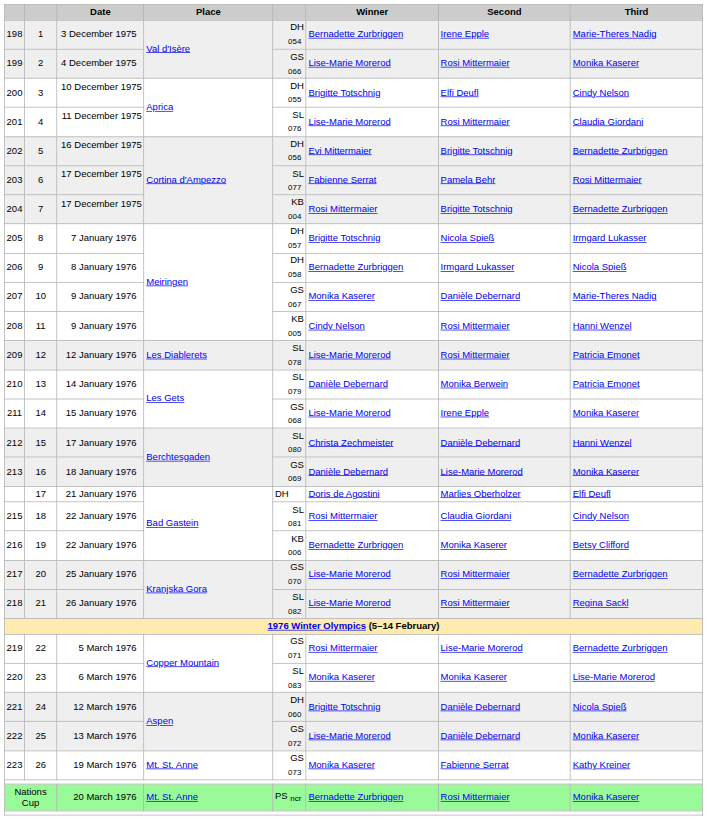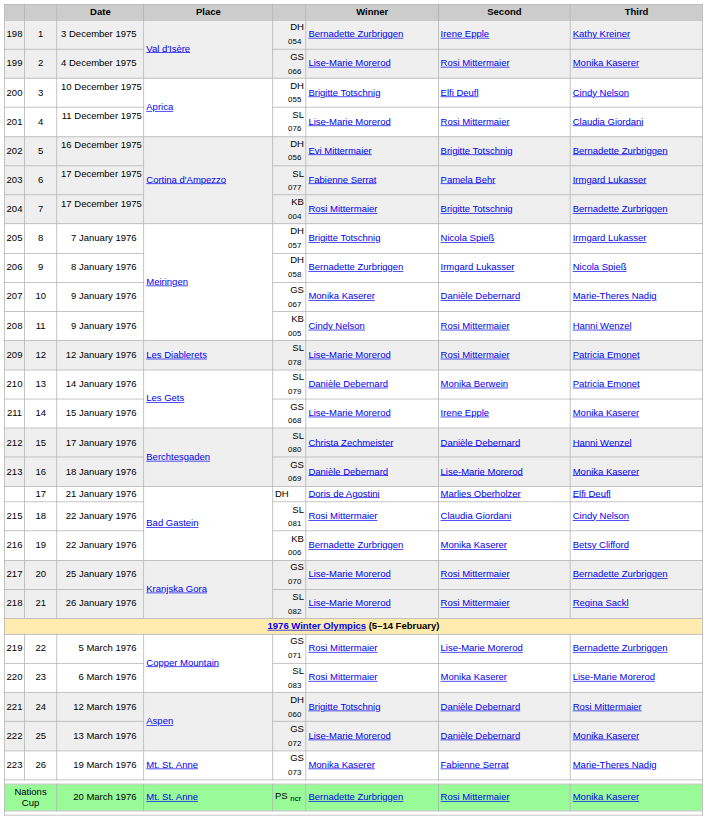(615, 34) Marie-Theres Nadig -> (601, 34) Kathy Kreiner
(607, 180) Rosi Mittermaier -> (610, 180) Irmgard Lukasser
(342, 677) Monika Kaserer -> (343, 677) Rosi Mittermaier
(600, 706) Nicola Spieß -> (607, 706) Rosi Mittermaier
(601, 765) Kathy Kreiner -> (615, 765) Marie-Theres Nadig
